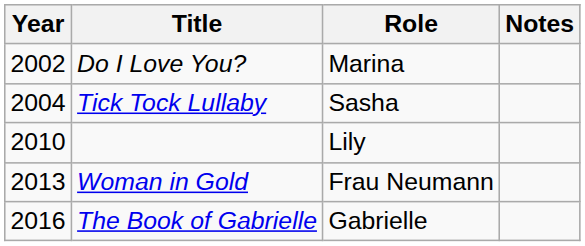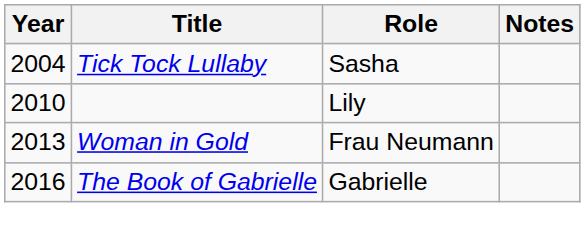- row: (162, 63)
